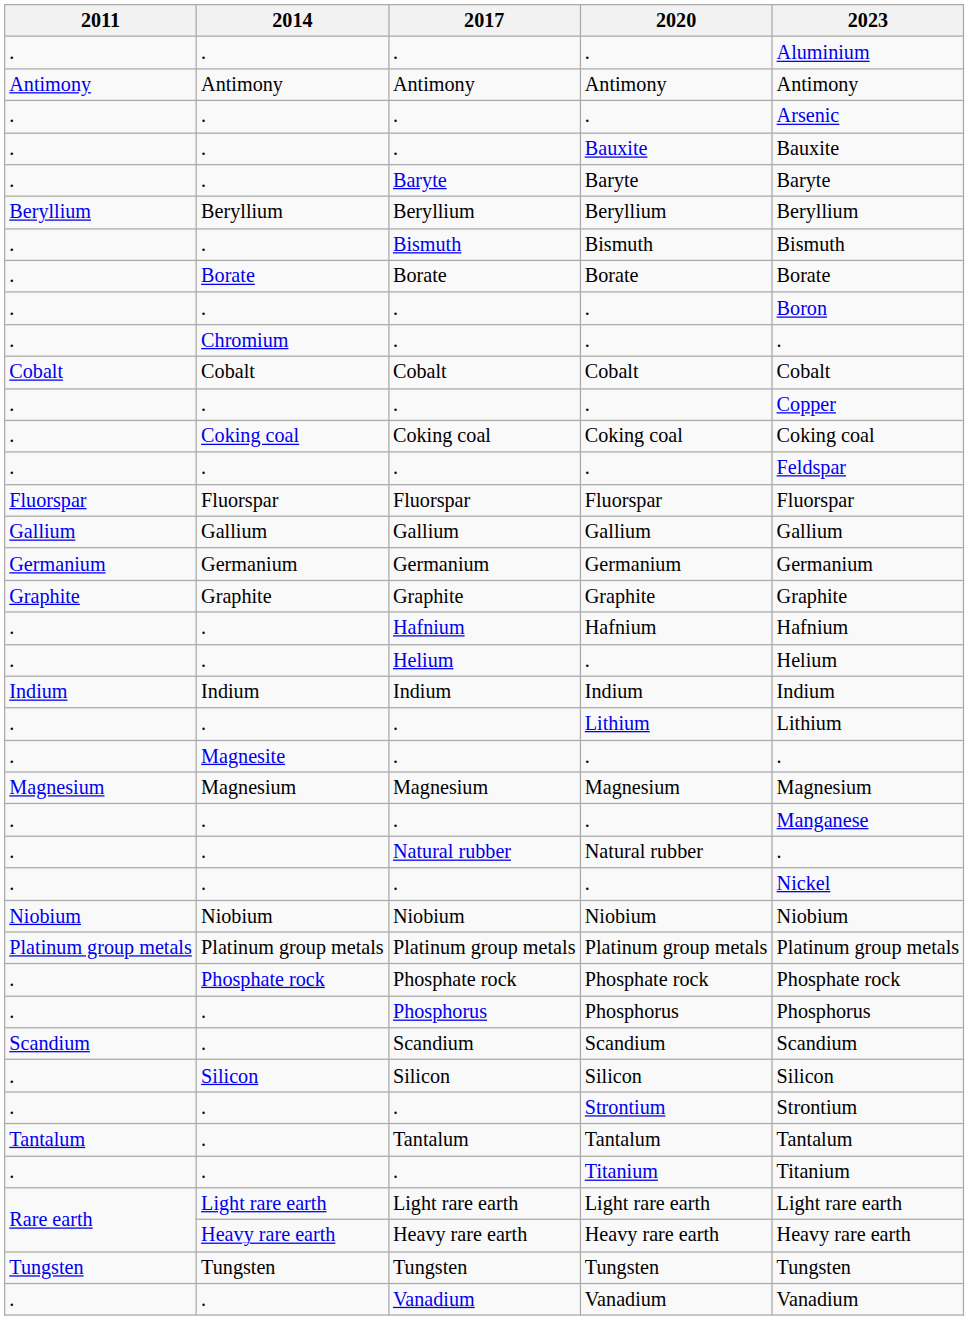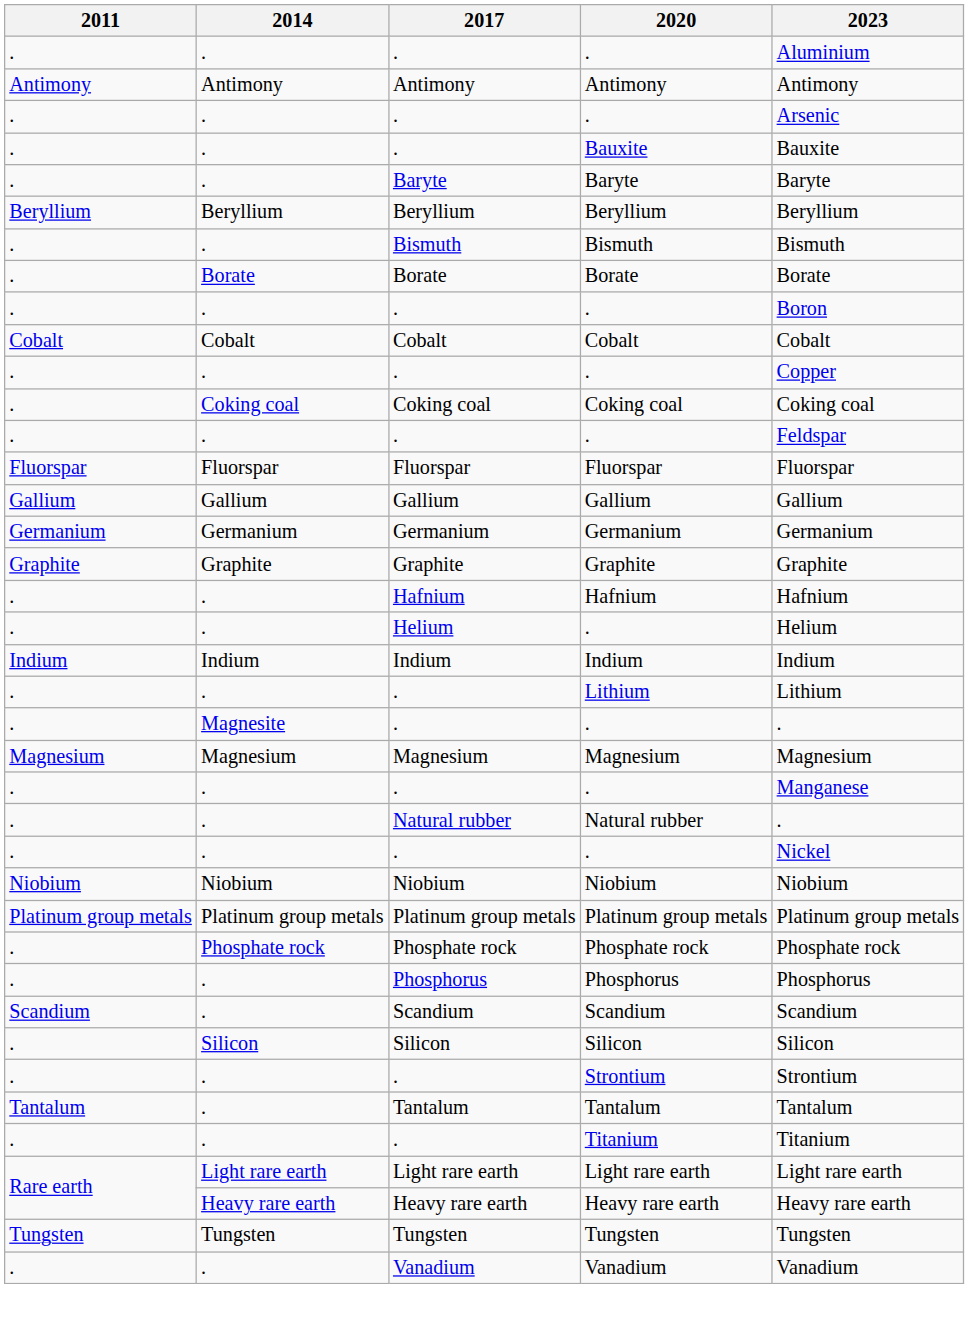- row: (245, 340)
